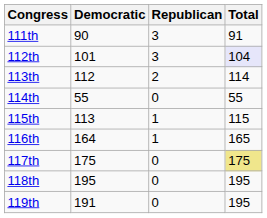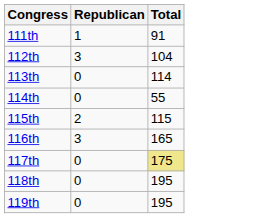- column: (110, 14)
(155, 35) 3 -> (78, 35) 1
(239, 56) lavender background -> (162, 56) no background
(155, 77) 2 -> (78, 77) 0
(155, 118) 1 -> (78, 118) 2
(155, 139) 1 -> (78, 139) 3
